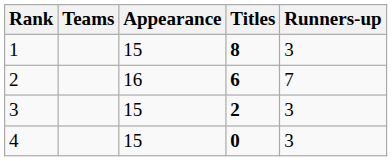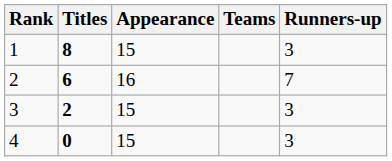columns swapped: (88, 19) <-> (253, 19)
